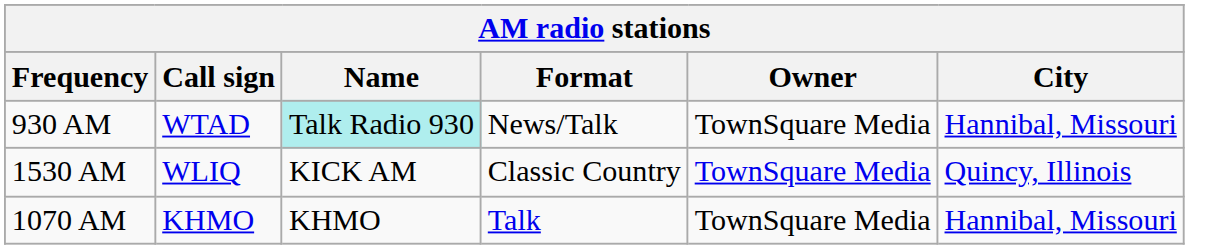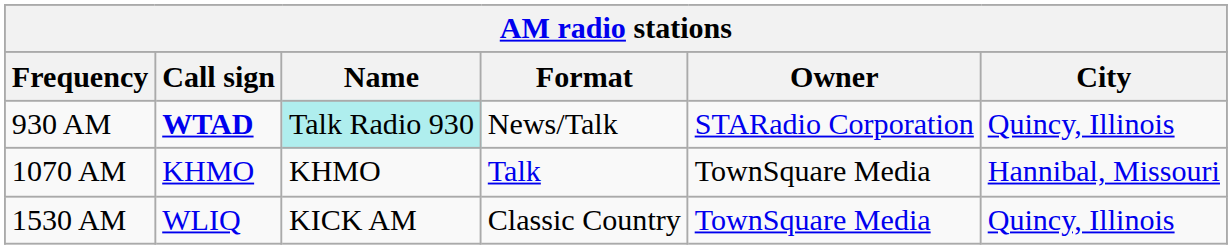(206, 123) normal -> (208, 123) bold
(813, 123) TownSquare Media -> (834, 123) STARadio Corporation
(1061, 123) Hannibal, Missouri -> (1081, 123) Quincy, Illinois
rows swapped: (69, 219) <-> (69, 171)
